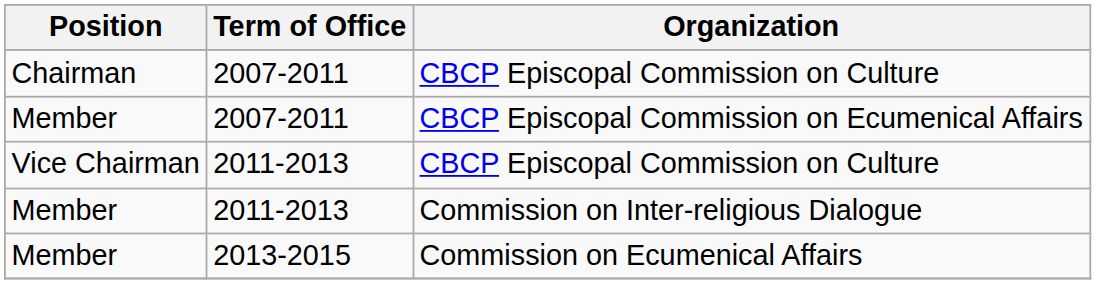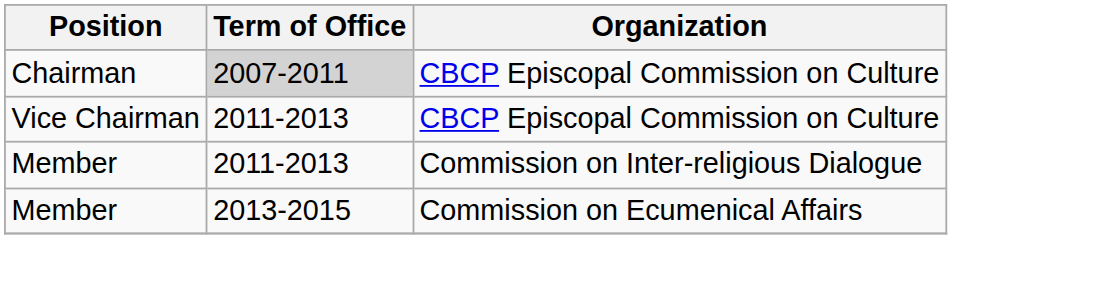(281, 73) no background -> (281, 73) lightgrey background
- row: (64, 118)
